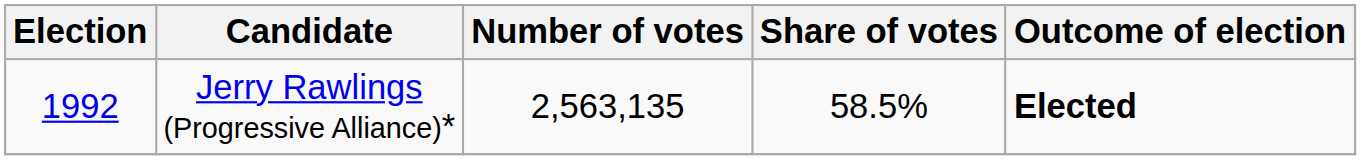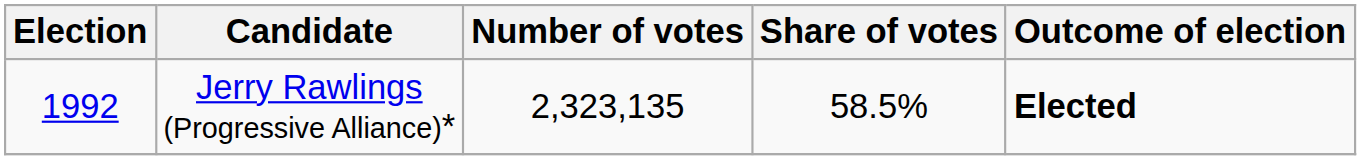(608, 106) 2,563,135 -> (608, 106) 2,323,135
